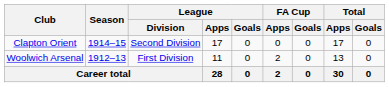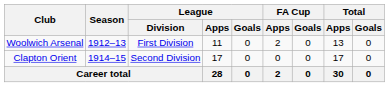rows swapped: (45, 58) <-> (45, 43)
